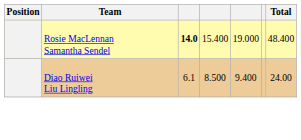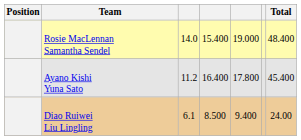(189, 39) bold -> (189, 39) normal
+ row: (68, 83)
